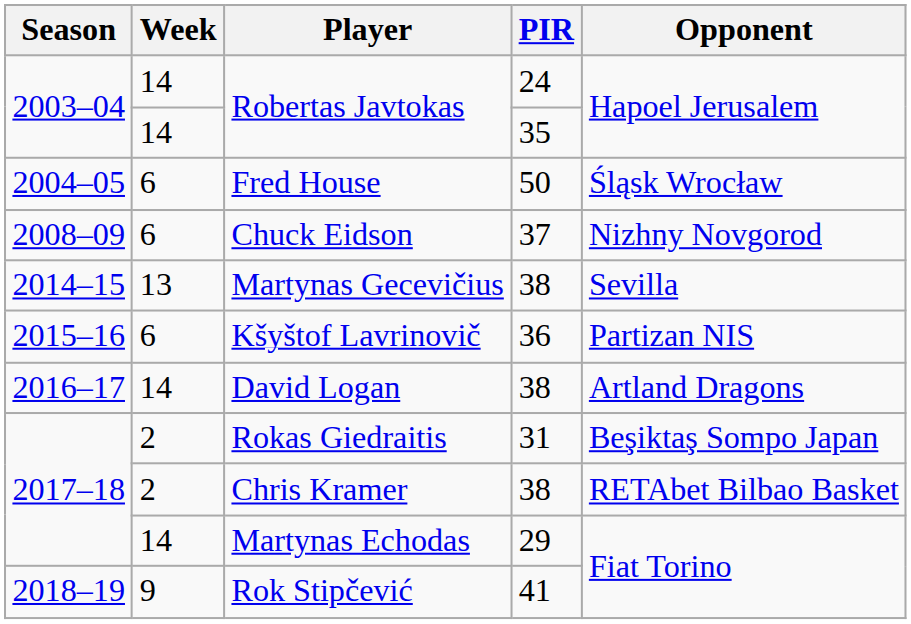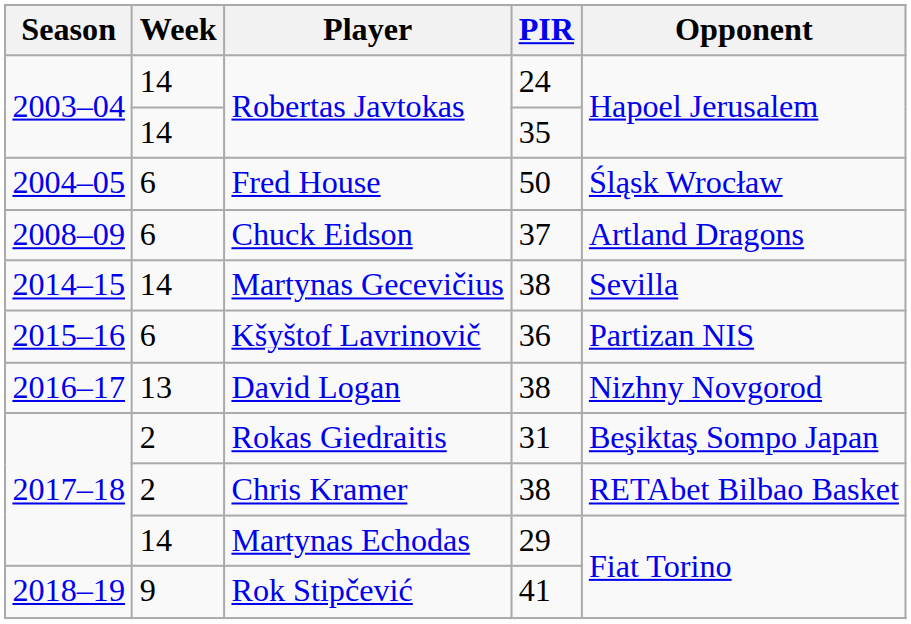(705, 234) Nizhny Novgorod -> (697, 234) Artland Dragons
(156, 285) 13 -> (156, 285) 14
(156, 387) 14 -> (156, 387) 13
(697, 387) Artland Dragons -> (705, 387) Nizhny Novgorod
